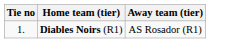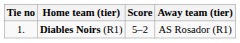+ column: (140, 12)
